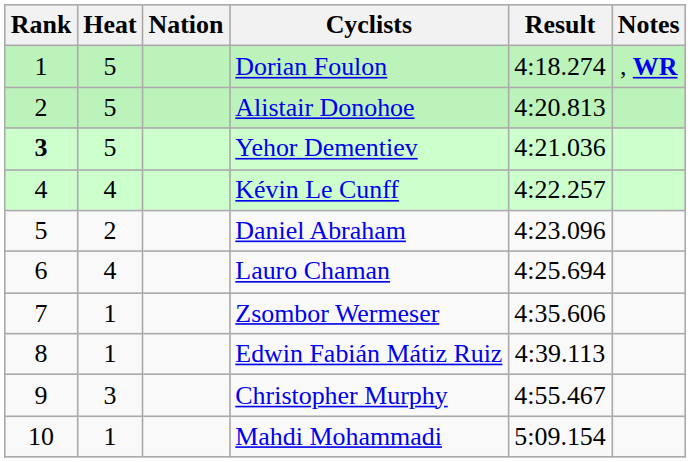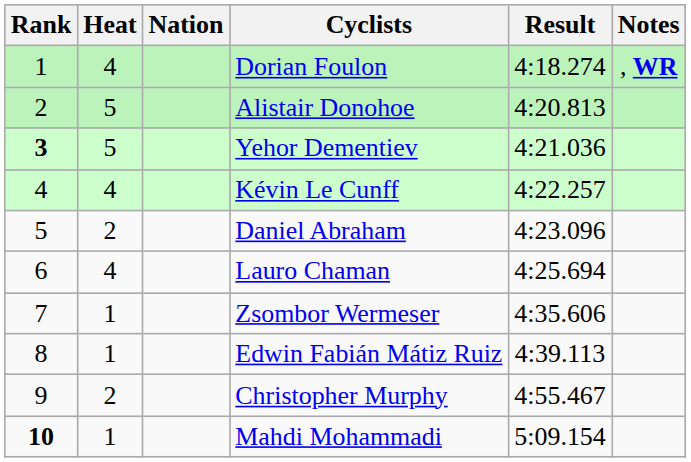(110, 66) 5 -> (110, 66) 4
(110, 395) 3 -> (110, 395) 2
(41, 436) normal -> (41, 436) bold
